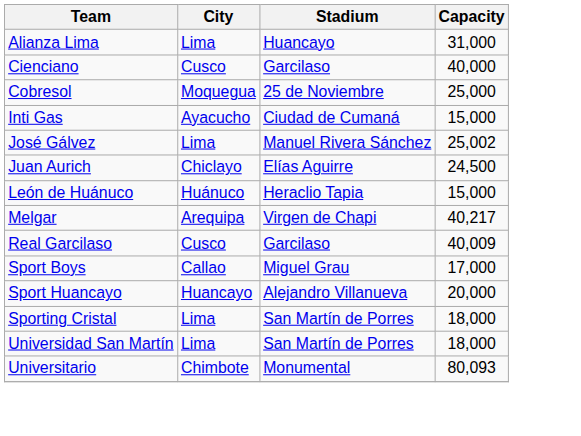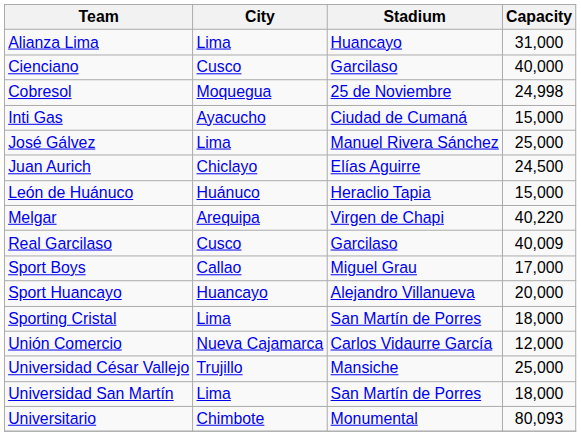(472, 92) 25,000 -> (539, 92) 24,998
(472, 142) 25,002 -> (539, 142) 25,000
(472, 218) 40,217 -> (539, 218) 40,220
+ row: (65, 343)
+ row: (99, 368)
